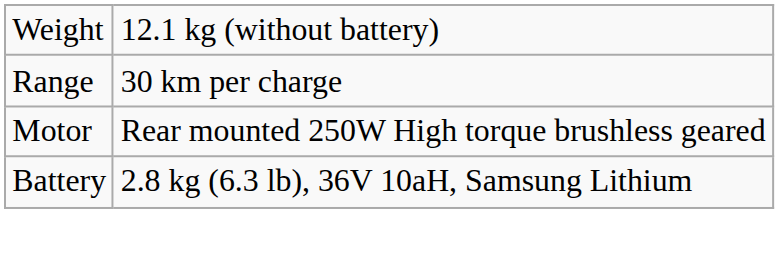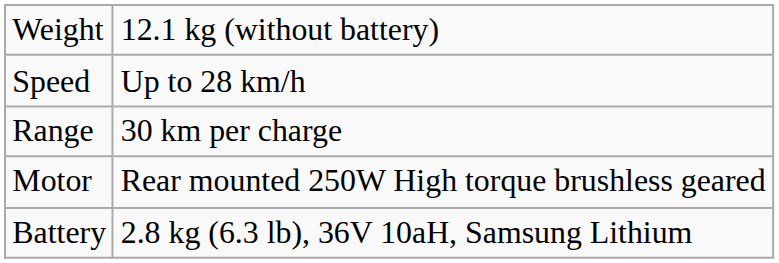+ row: (51, 80)
